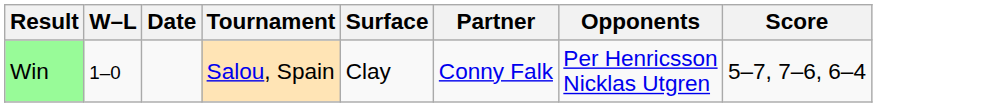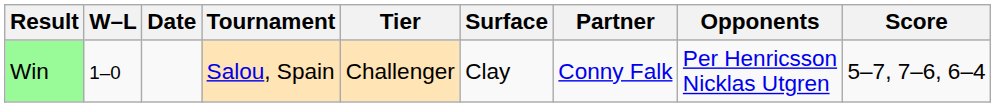+ column: (400, 22)
